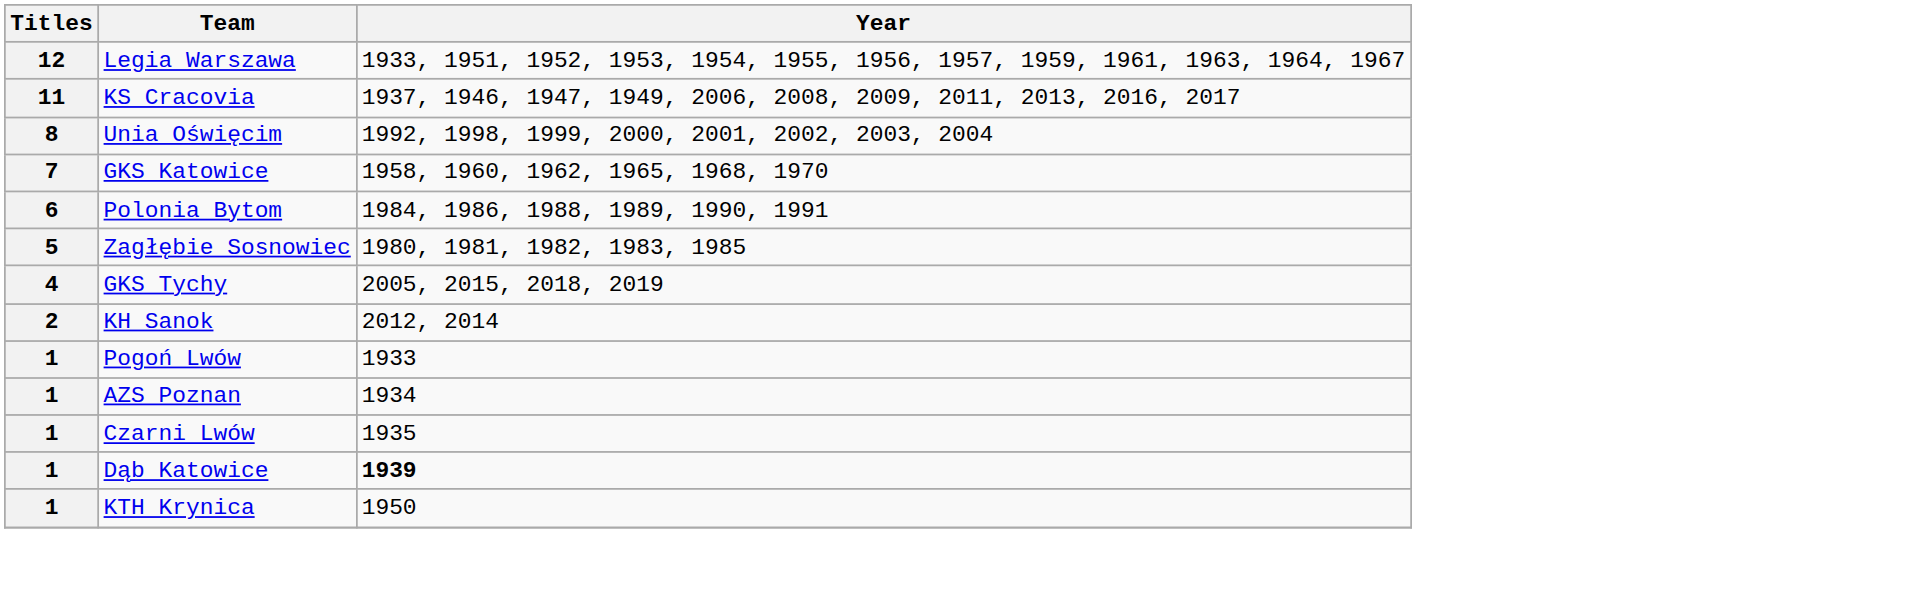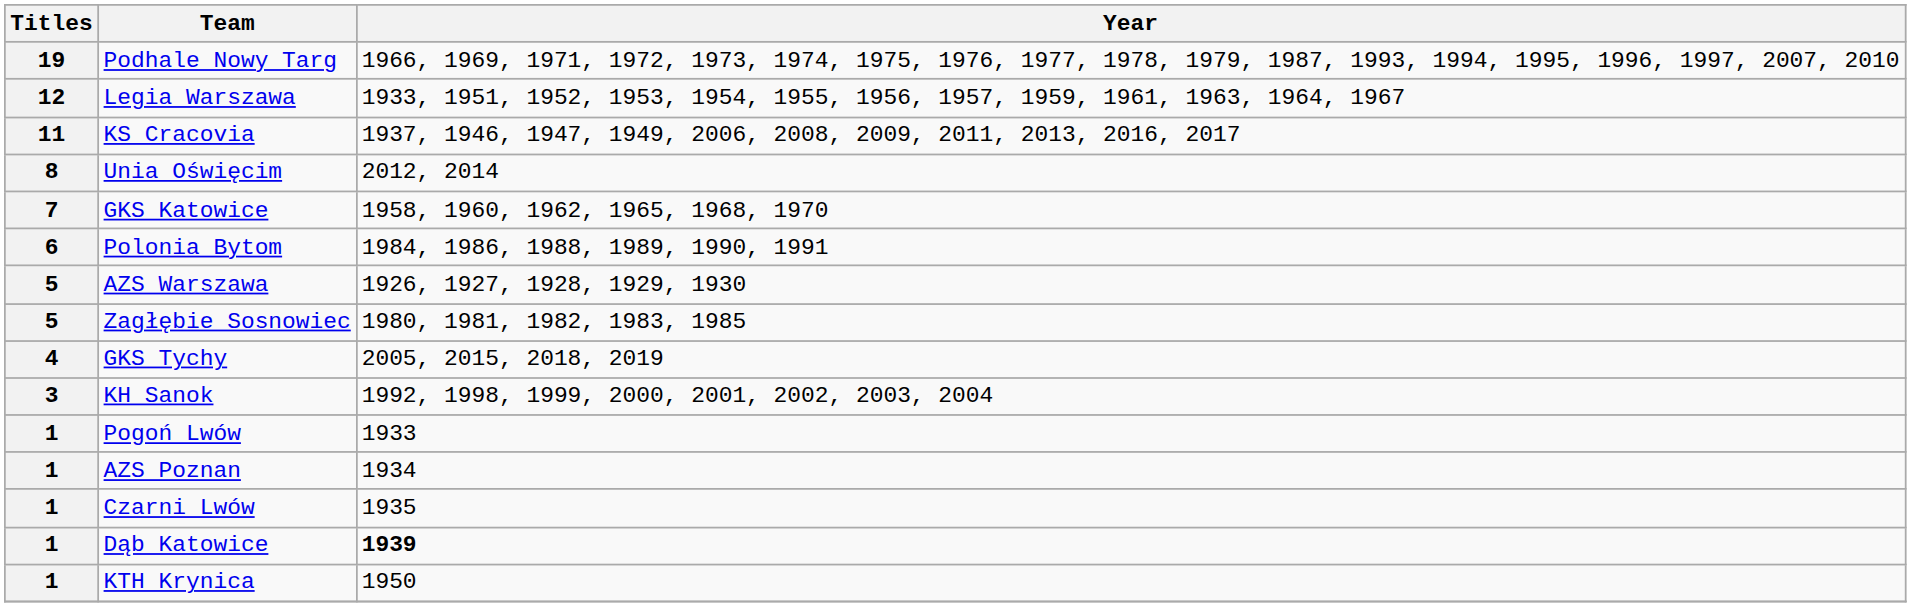+ row: (220, 61)
(677, 135) 1992, 1998, 1999, 2000, 2001, 2002, 2003, 2004 -> (430, 173) 2012, 2014
+ row: (186, 285)
(52, 322) 2 -> (52, 396) 3
(430, 322) 2012, 2014 -> (677, 396) 1992, 1998, 1999, 2000, 2001, 2002, 2003, 2004
